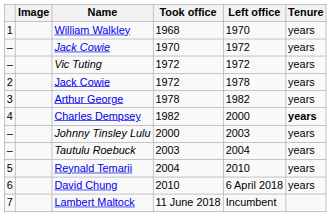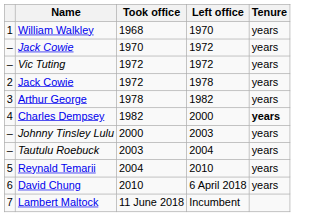- column: (34, 13)
